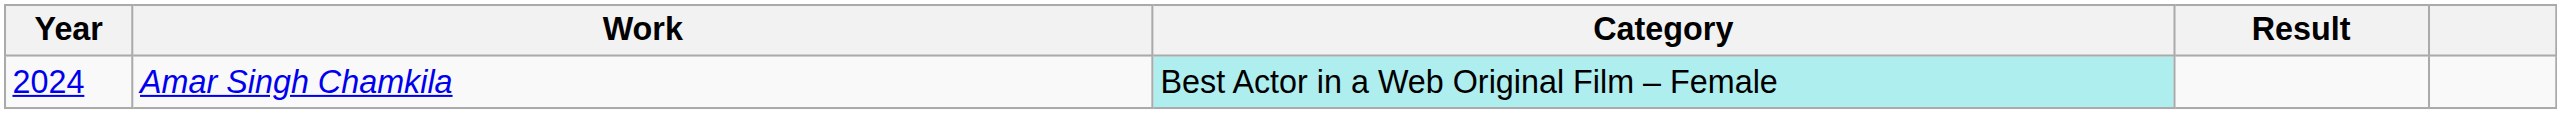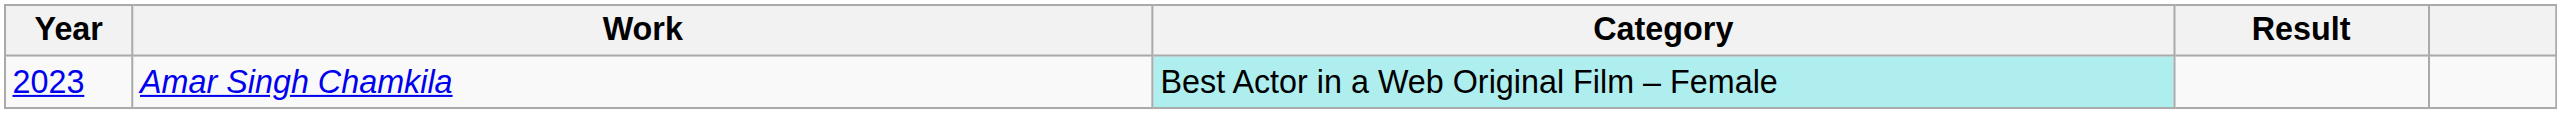(48, 81) 2024 -> (48, 81) 2023
